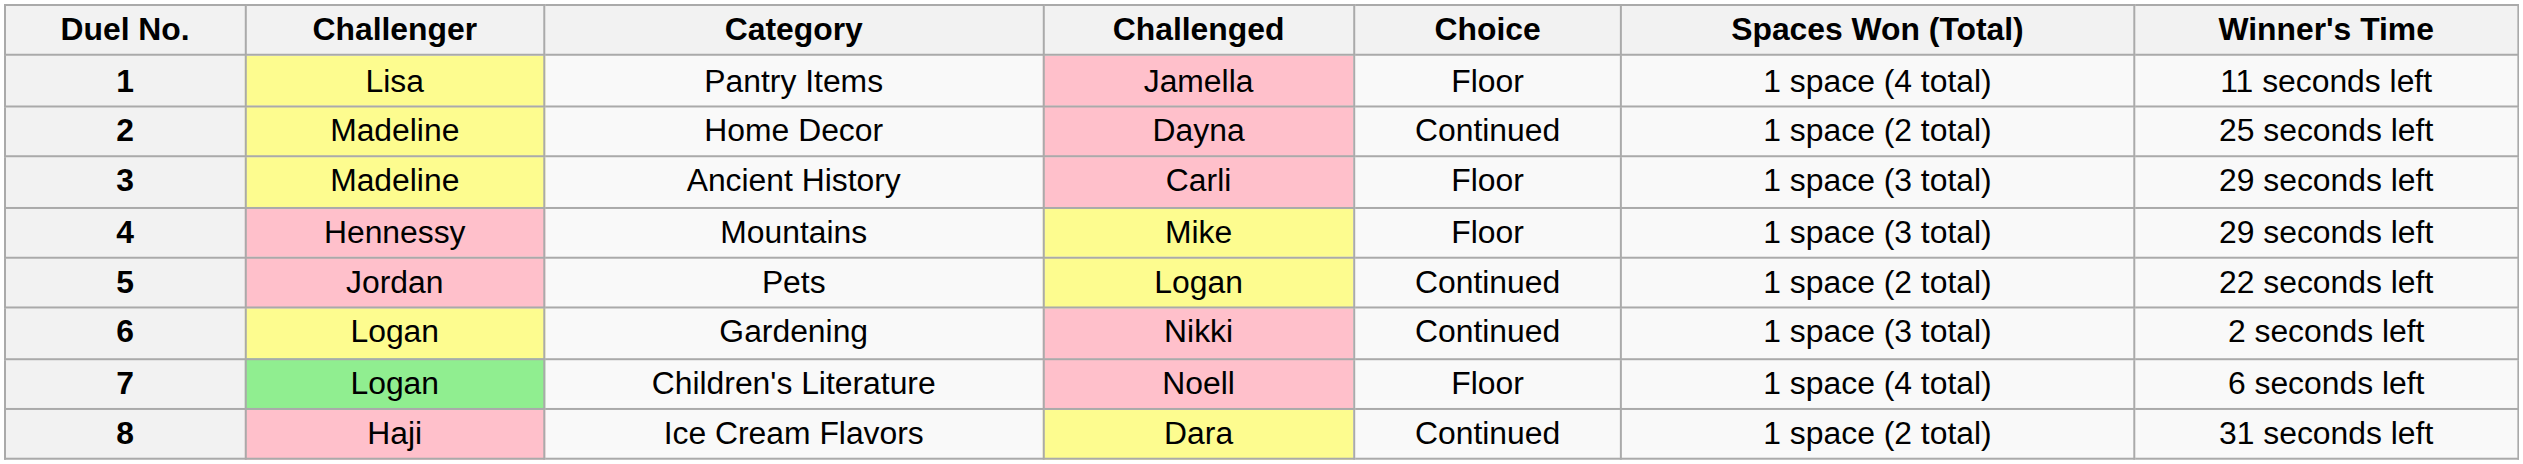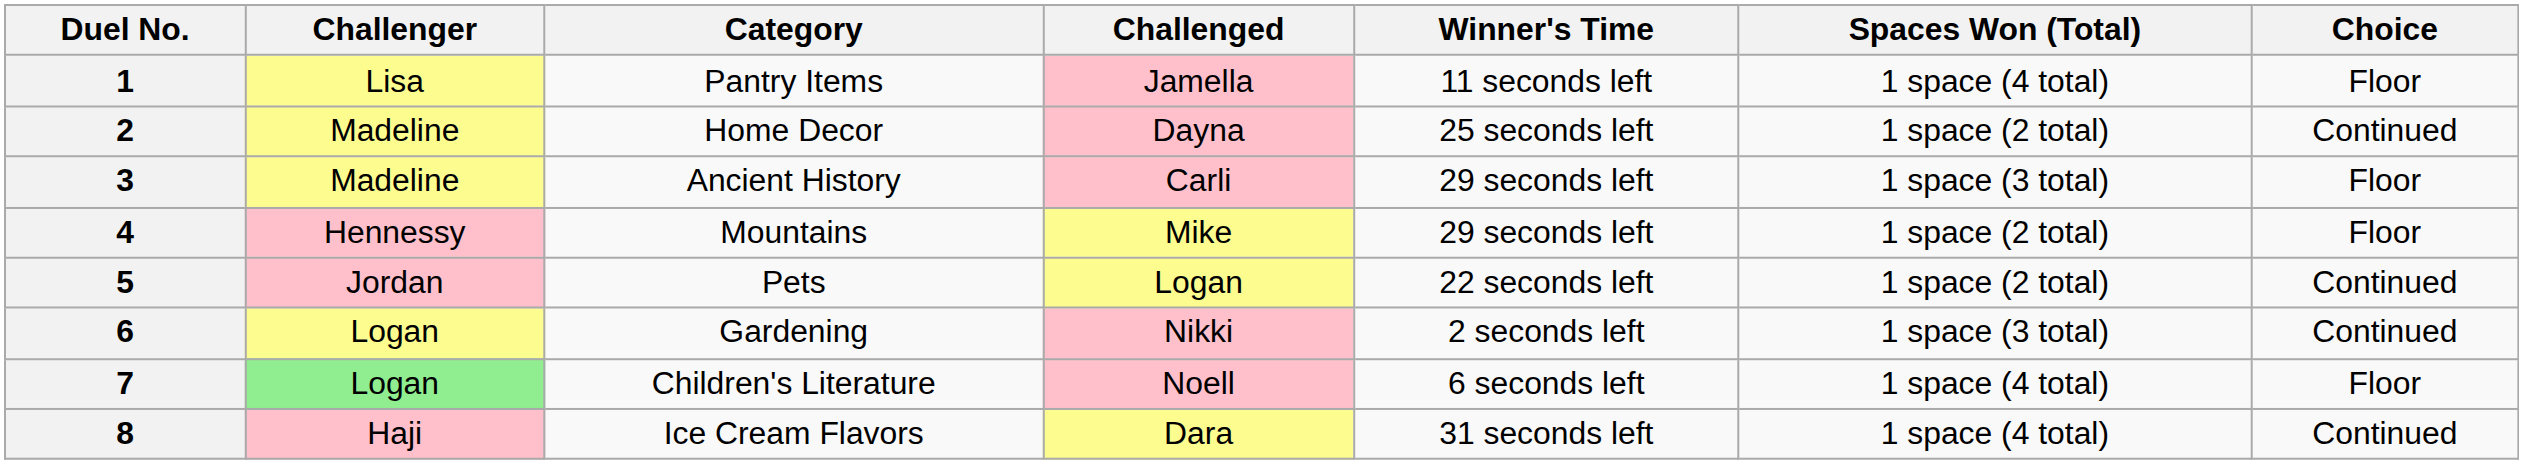columns swapped: (2326, 29) <-> (1488, 29)
(1877, 231) 1 space (3 total) -> (1995, 231) 1 space (2 total)
(1877, 433) 1 space (2 total) -> (1995, 433) 1 space (4 total)
